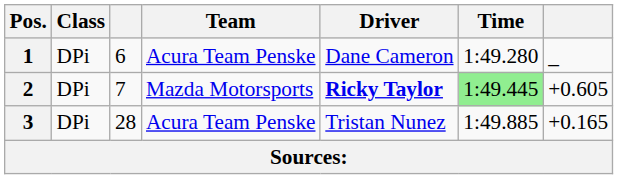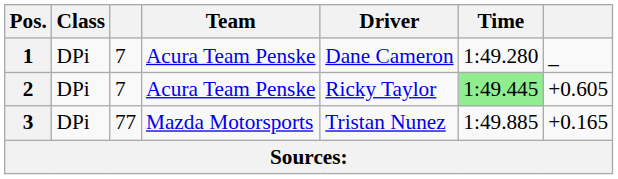(120, 55) 6 -> (120, 55) 7
(230, 88) Mazda Motorsports -> (231, 88) Acura Team Penske
(384, 88) bold -> (381, 88) normal
(126, 122) 28 -> (126, 122) 77
(231, 122) Acura Team Penske -> (230, 122) Mazda Motorsports
